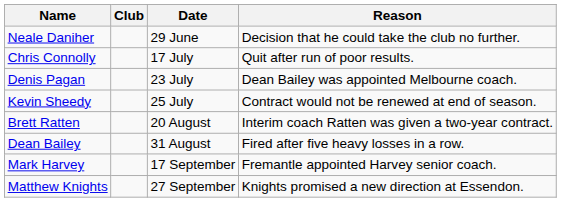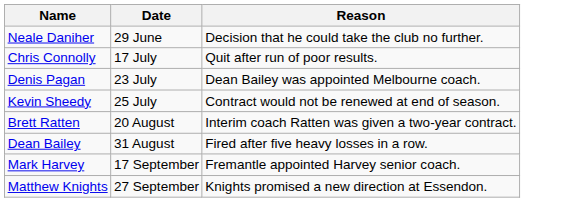- column: (129, 16)
